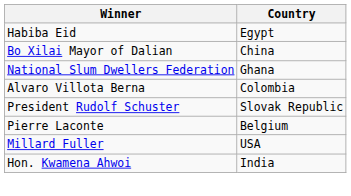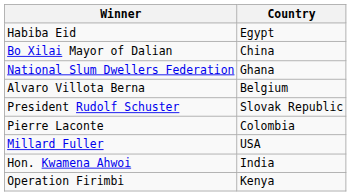(267, 88) Colombia -> (264, 88) Belgium
(264, 126) Belgium -> (267, 126) Colombia
+ row: (66, 182)
